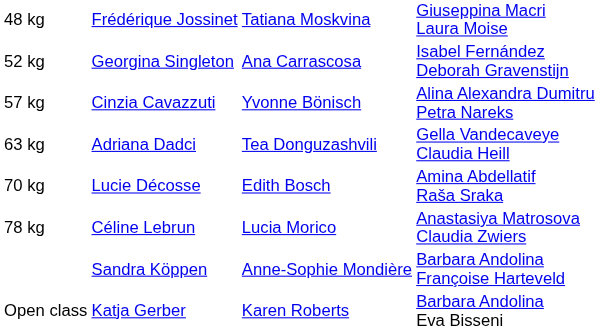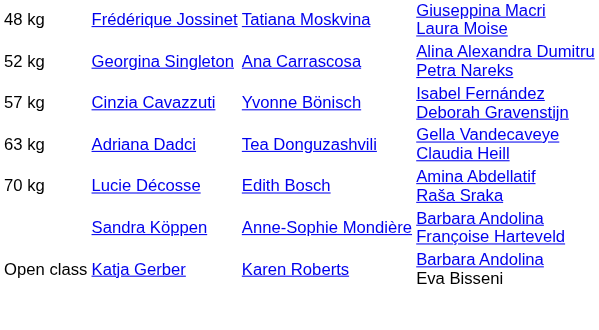(493, 61) Isabel Fernández Deborah Gravenstijn -> (505, 61) Alina Alexandra Dumitru Petra Nareks
(505, 103) Alina Alexandra Dumitru Petra Nareks -> (493, 103) Isabel Fernández Deborah Gravenstijn
- row: (24, 227)
